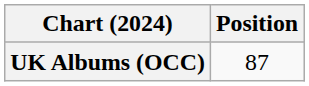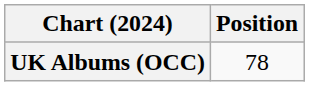(257, 61) 87 -> (257, 61) 78
